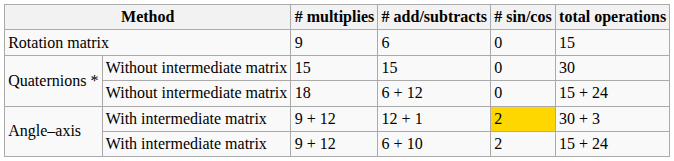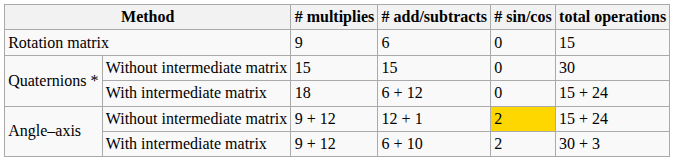(197, 93) Without intermediate matrix -> (186, 93) With intermediate matrix
(186, 118) With intermediate matrix -> (197, 118) Without intermediate matrix
(580, 118) 30 + 3 -> (584, 118) 15 + 24
(584, 144) 15 + 24 -> (580, 144) 30 + 3
